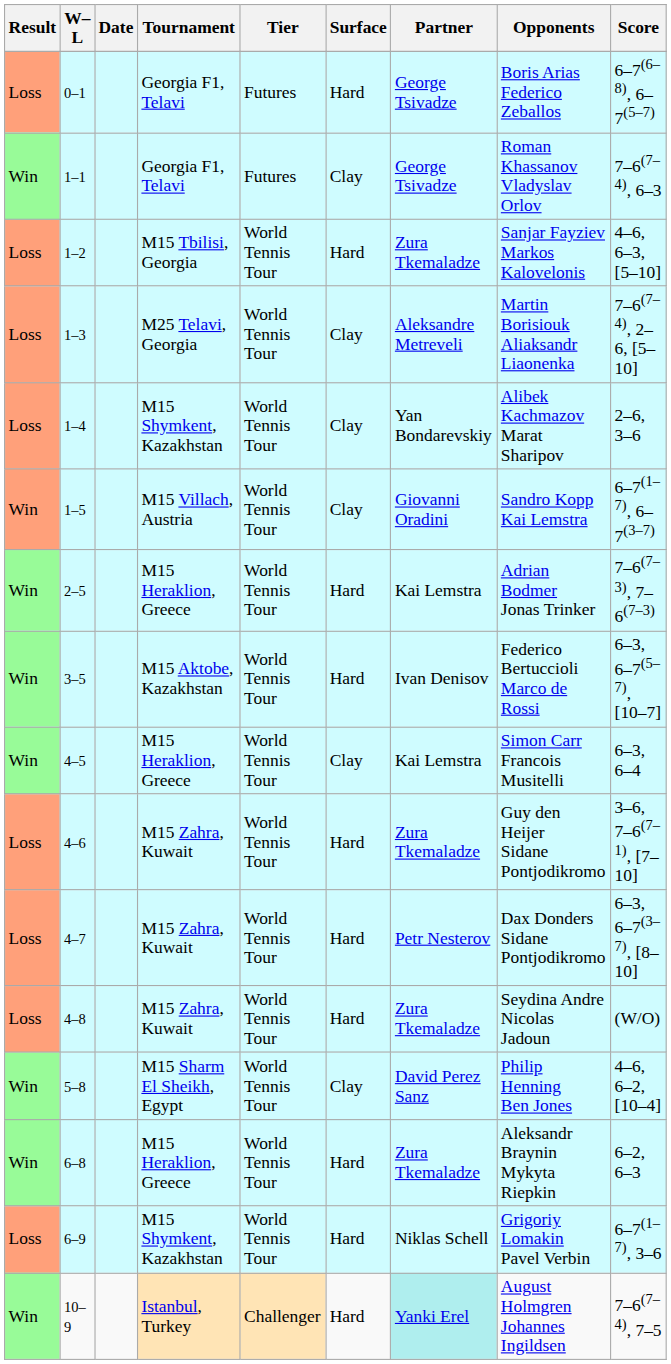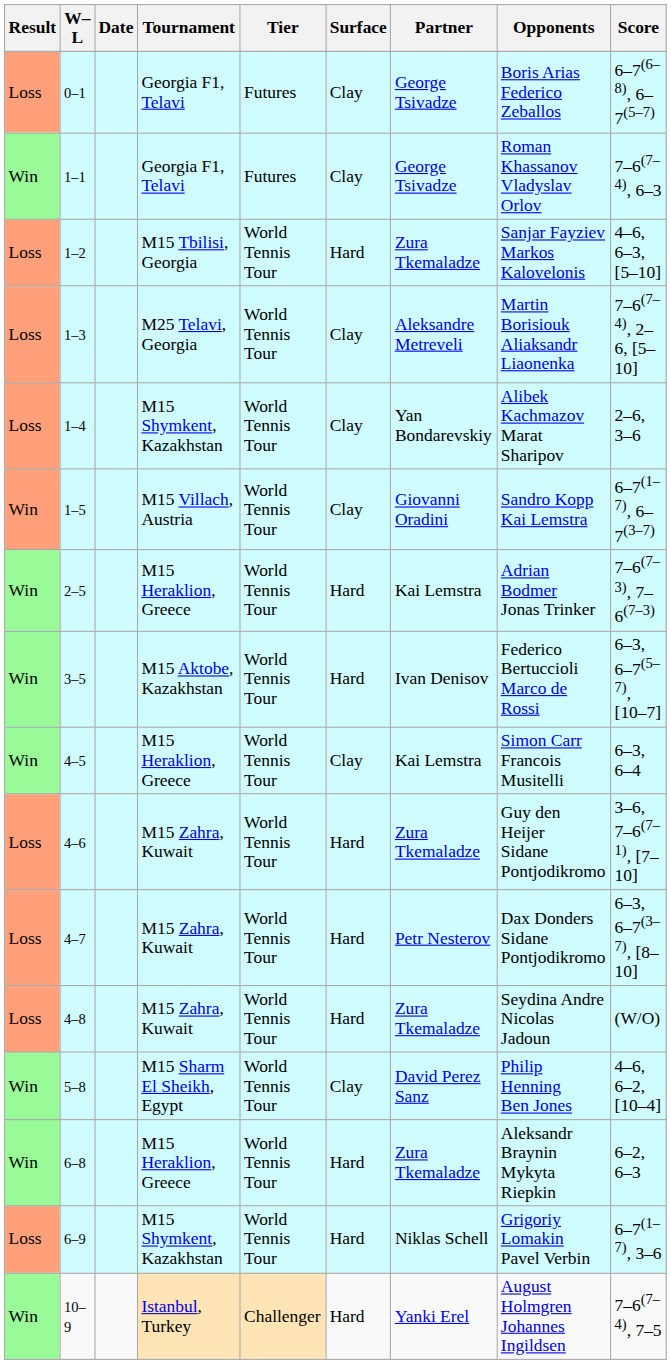(347, 92) Hard -> (346, 92) Clay
(432, 1316) paleturquoise background -> (432, 1316) no background
